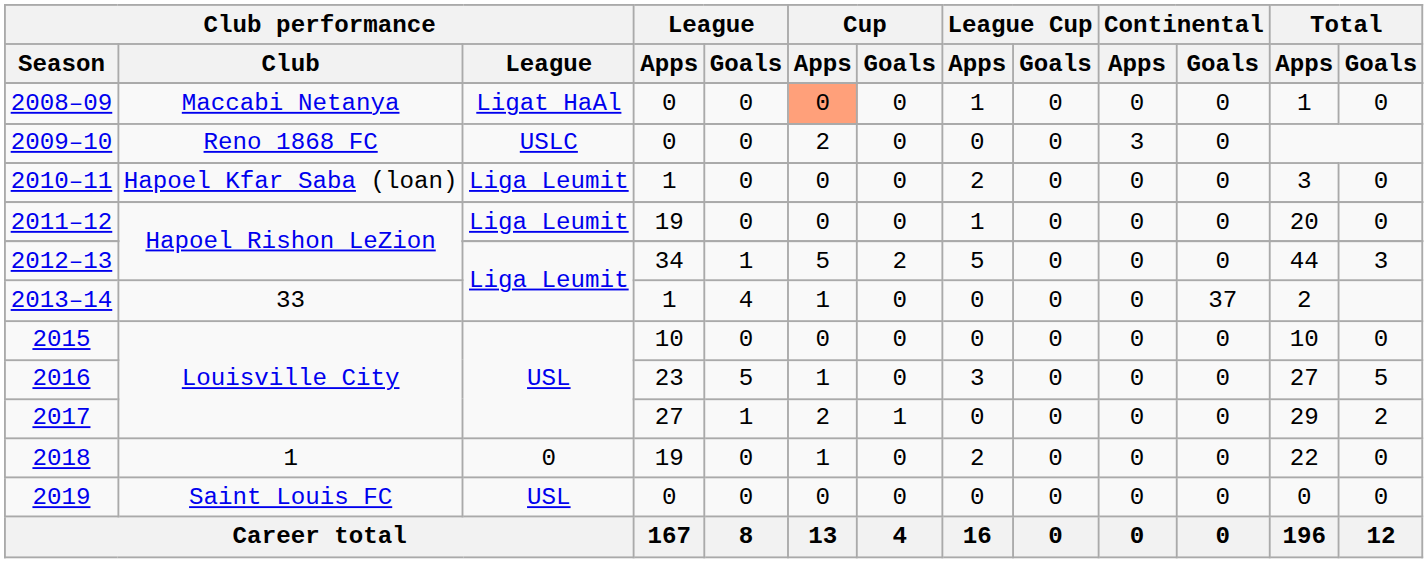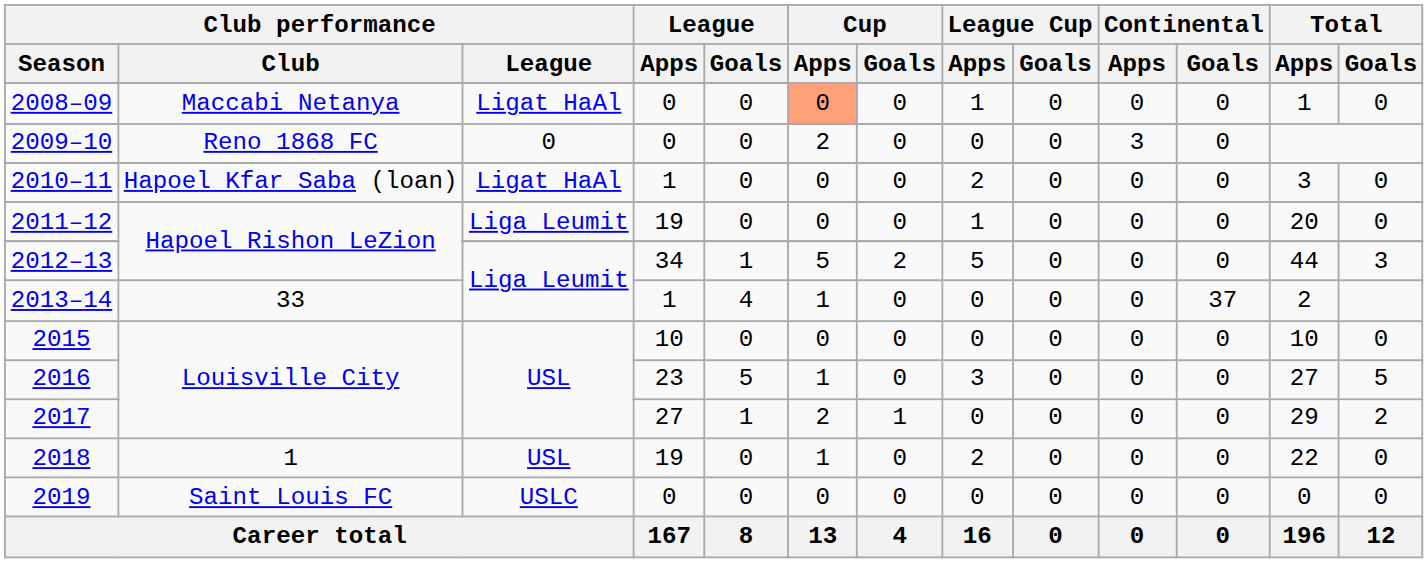(549, 143) USLC -> (549, 143) 0
(549, 182) Liga Leumit -> (549, 182) Ligat HaAl
(549, 458) 0 -> (549, 458) USL
(549, 498) USL -> (549, 498) USLC
